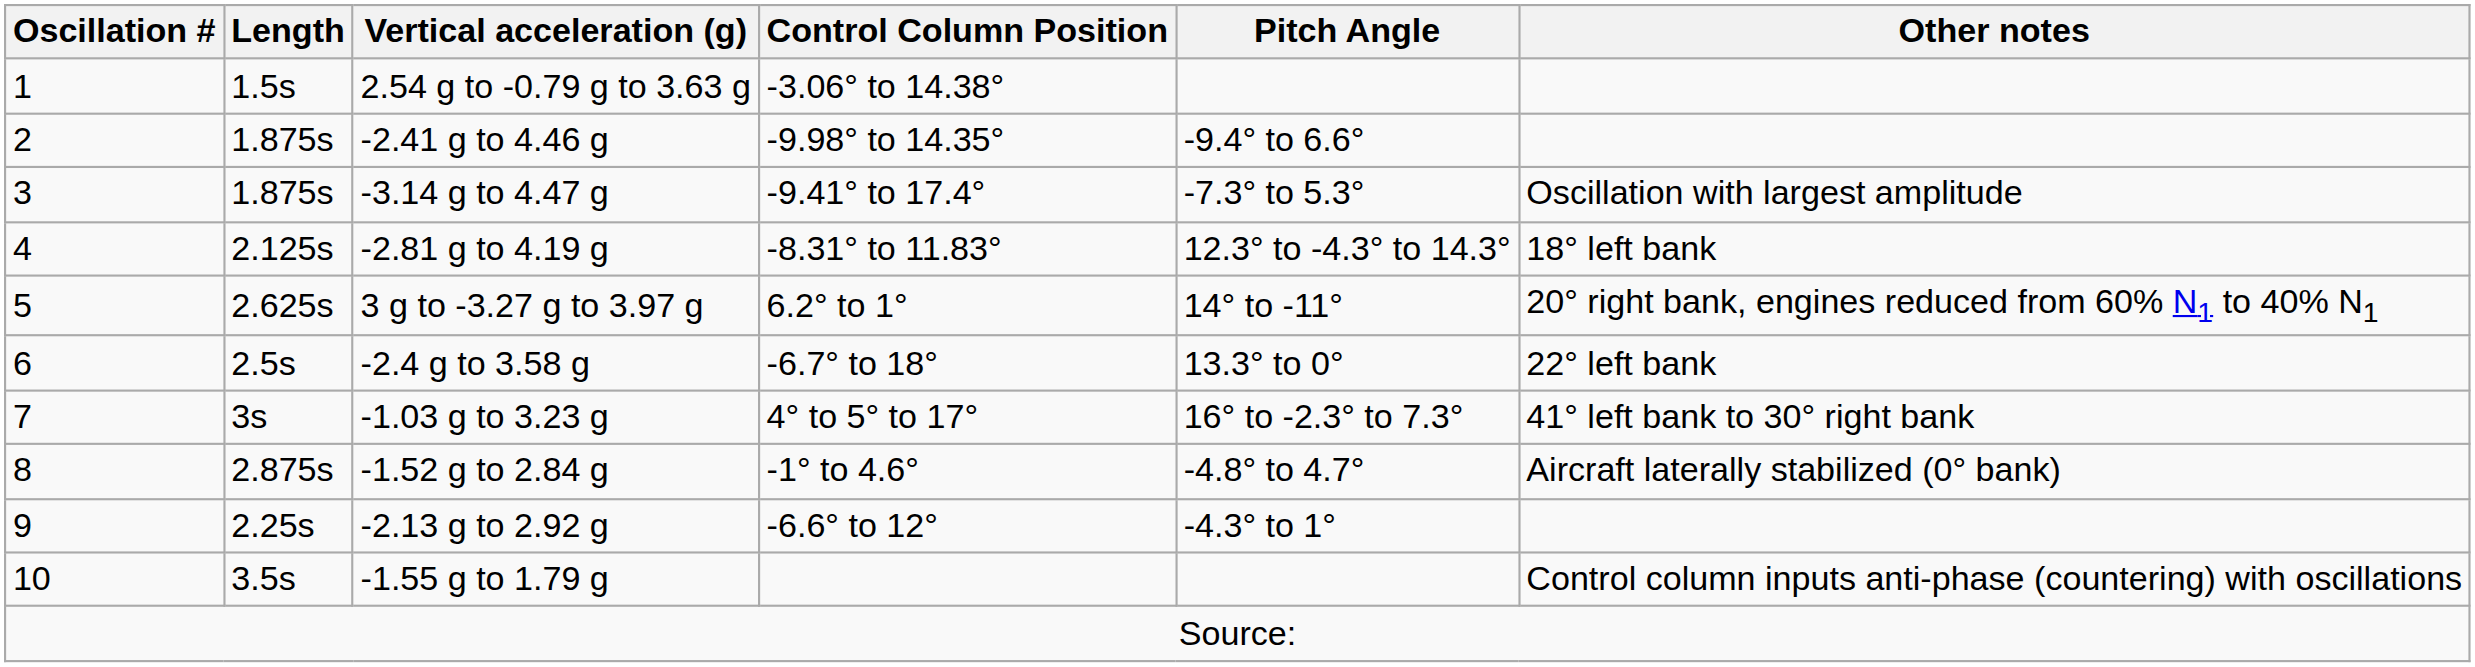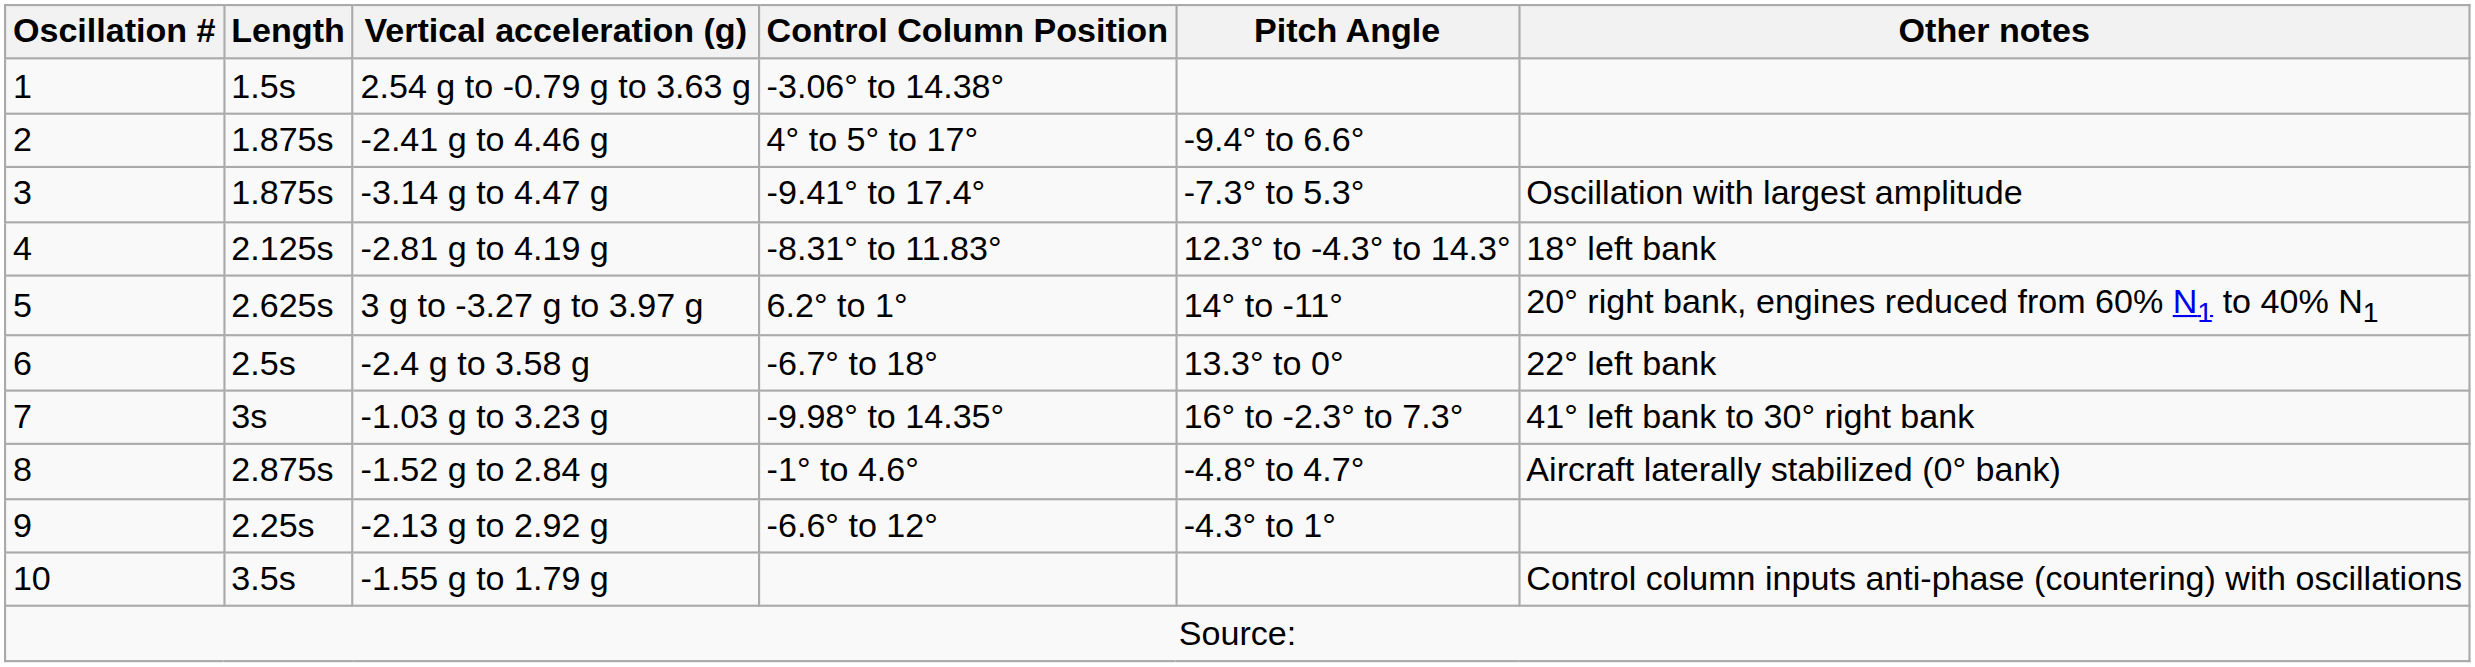(885, 139) -9.98° to 14.35° -> (872, 139) 4° to 5° to 17°
(872, 416) 4° to 5° to 17° -> (885, 416) -9.98° to 14.35°
